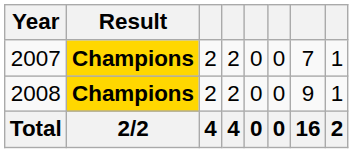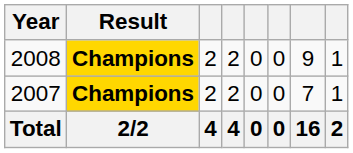rows swapped: (36, 57) <-> (36, 93)
